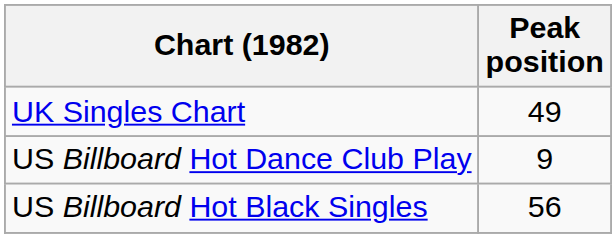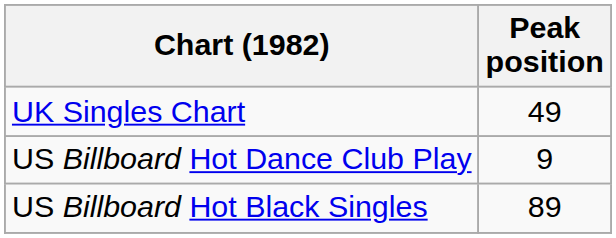(545, 207) 56 -> (545, 207) 89
